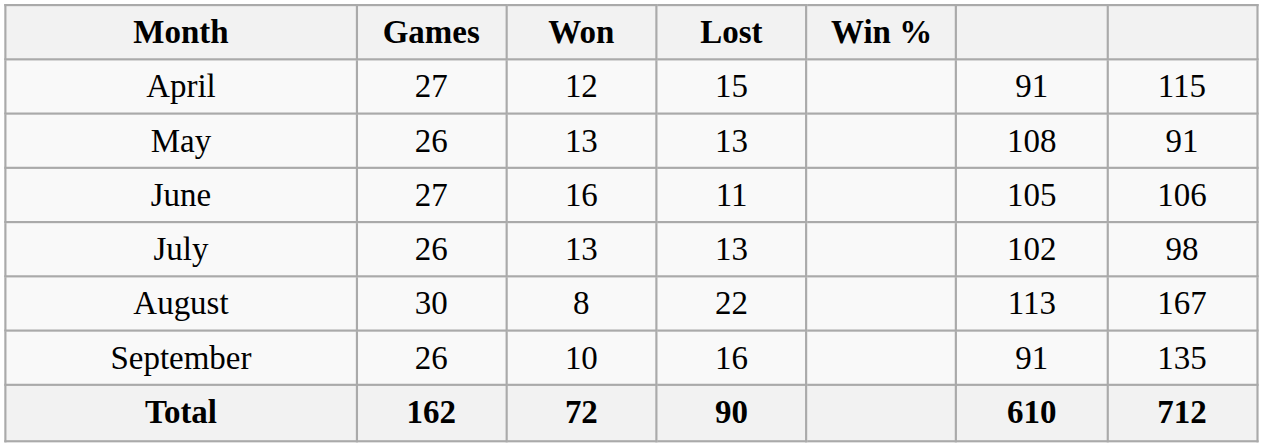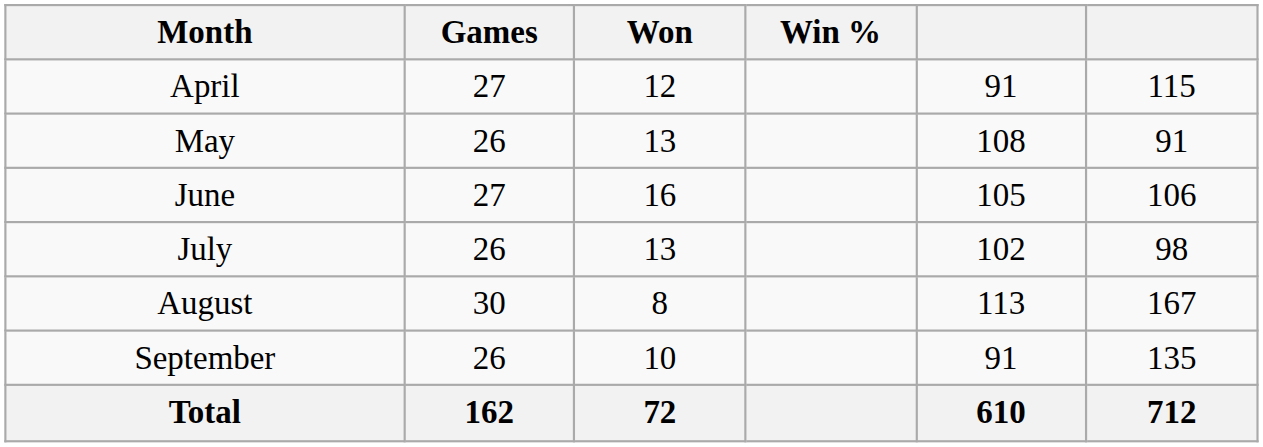- column: (731, 31)
